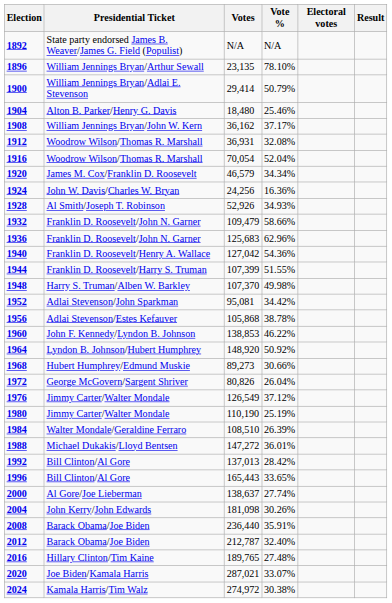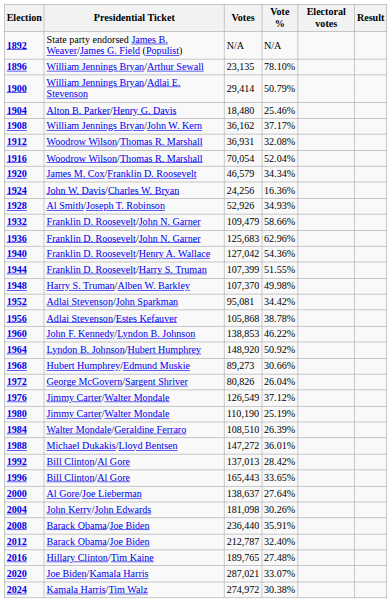(280, 494) 27.74% -> (280, 494) 27.64%
